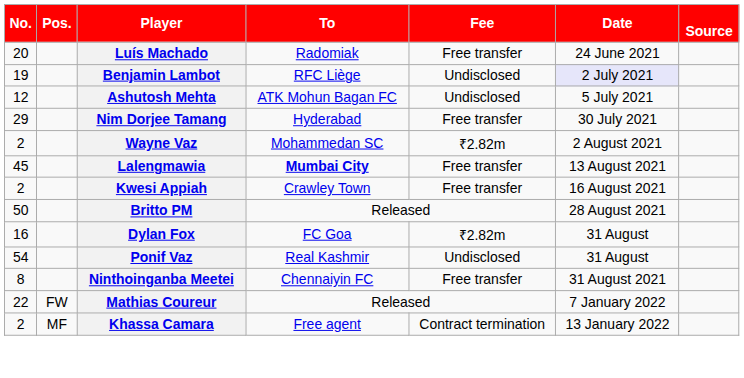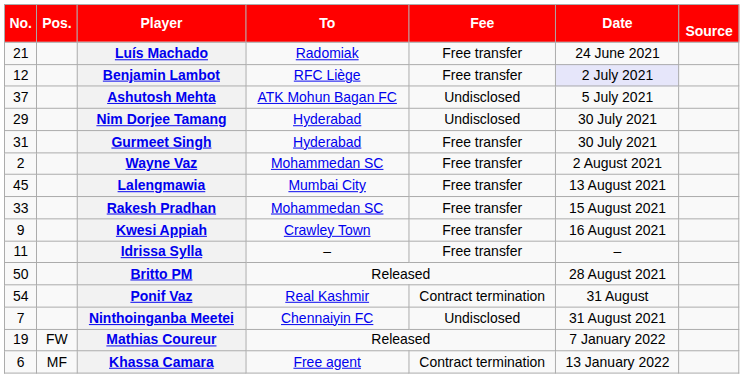(21, 53) 20 -> (21, 53) 21
(21, 76) 19 -> (21, 76) 12
(482, 76) Undisclosed -> (482, 76) Free transfer
(21, 98) 12 -> (21, 98) 37
(482, 120) Free transfer -> (482, 120) Undisclosed
+ row: (161, 142)
(482, 144) ₹2.82m -> (482, 164) Free transfer
(327, 167) bold -> (327, 186) normal
+ row: (161, 208)
(21, 189) 2 -> (21, 230) 9
+ row: (161, 252)
- row: (161, 234)
(482, 258) Undisclosed -> (482, 296) Contract termination
(21, 280) 8 -> (21, 318) 7
(482, 280) Free transfer -> (482, 318) Undisclosed
(21, 302) 22 -> (21, 340) 19
(21, 324) 2 -> (21, 362) 6
